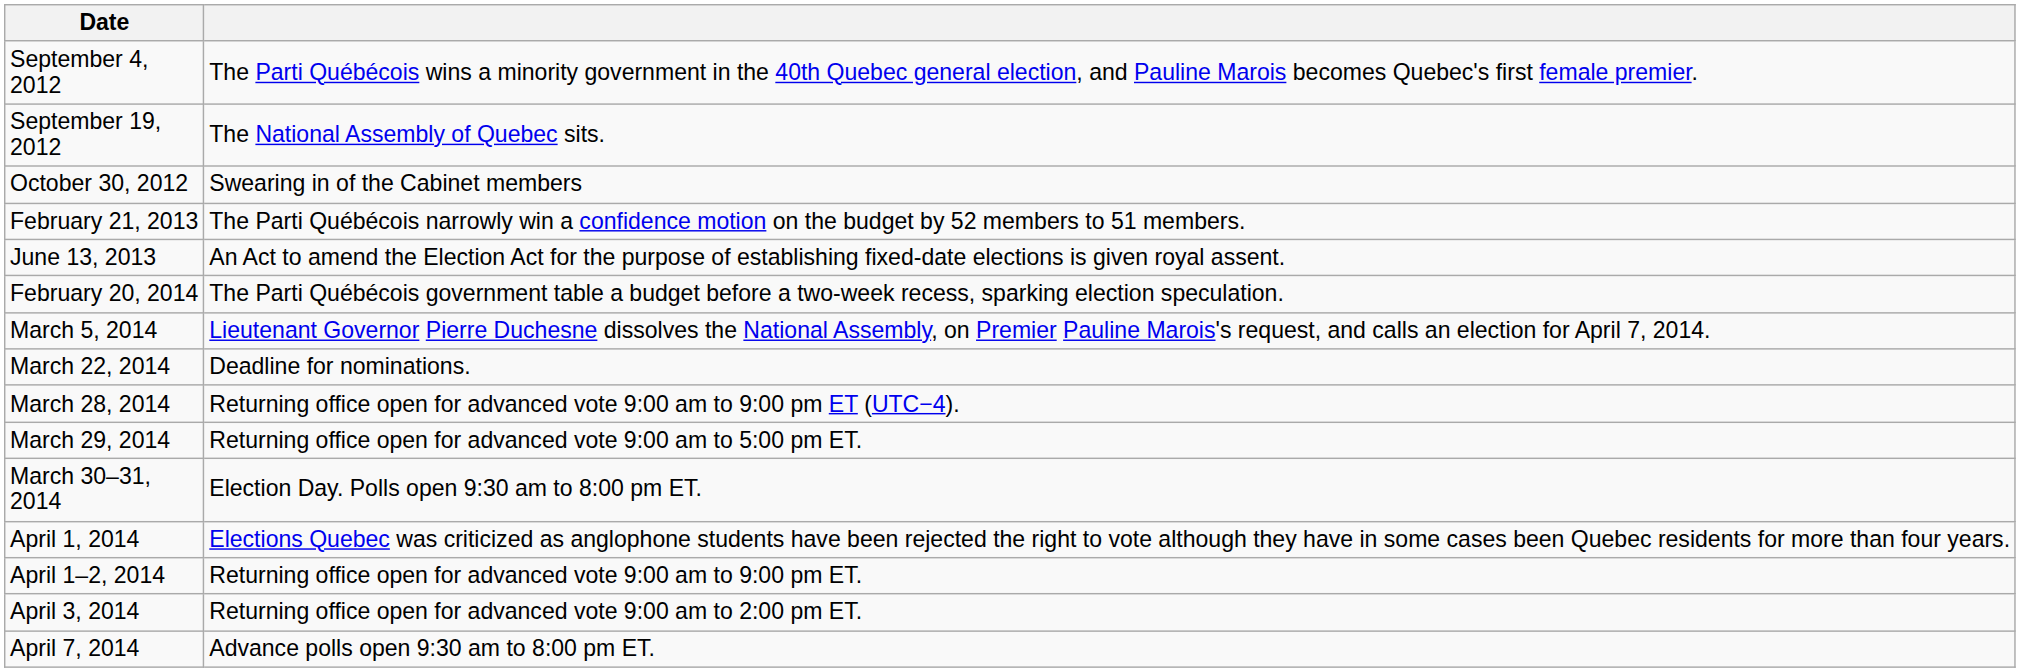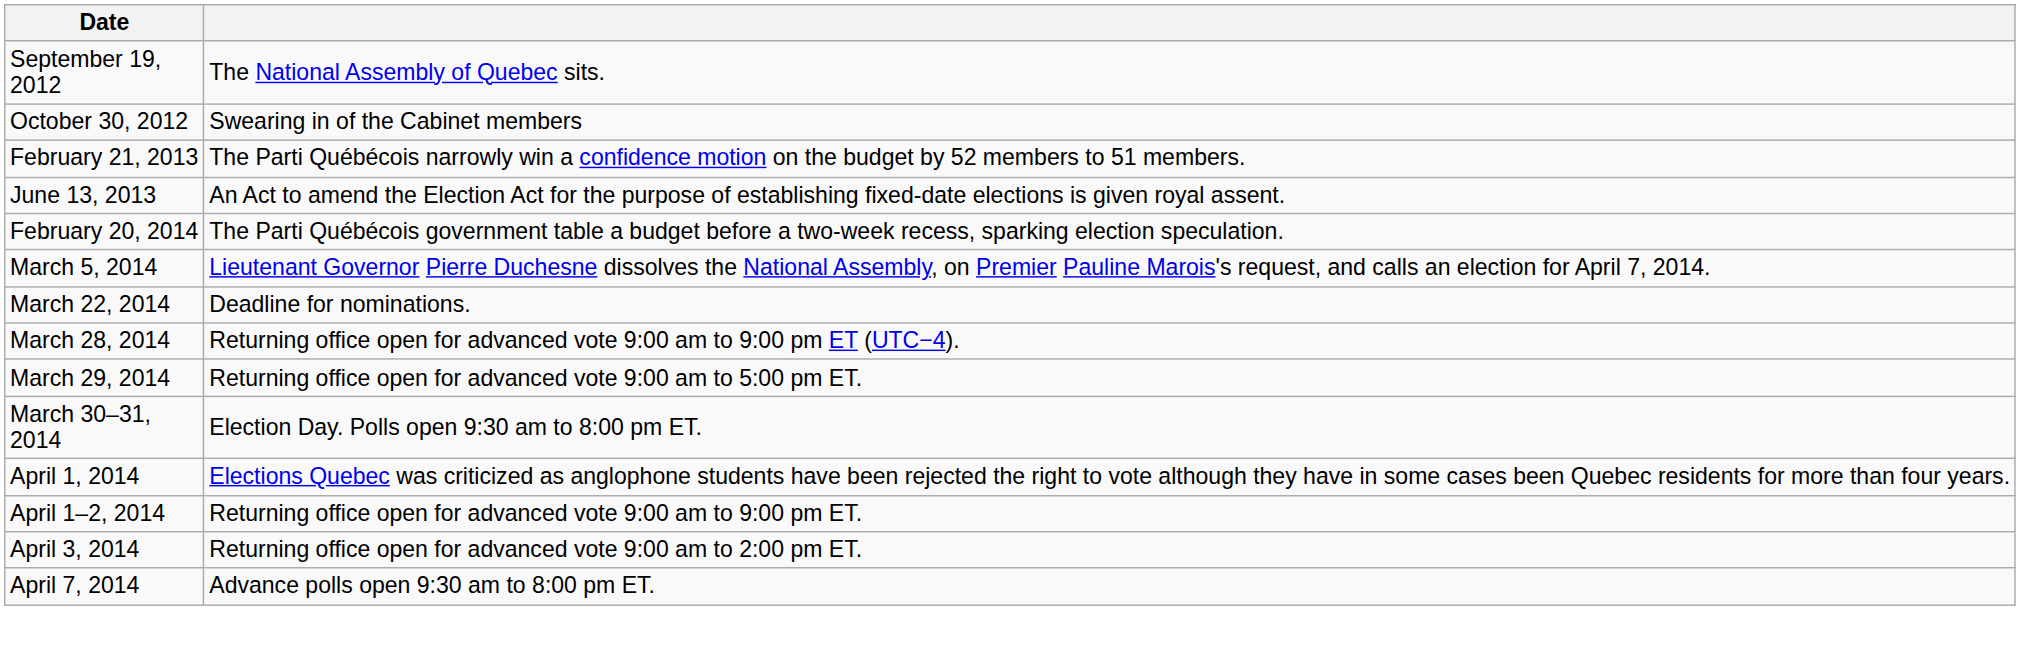- row: (79, 72)
